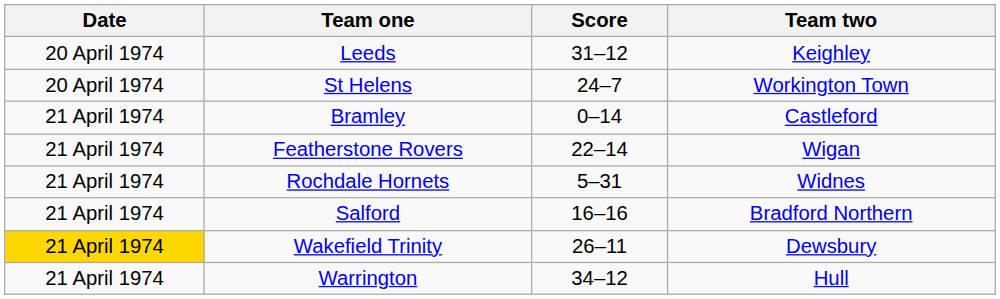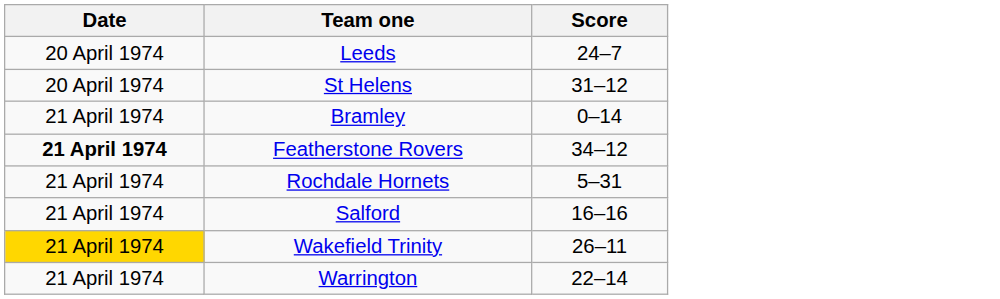- column: (831, 20)
(600, 52) 31–12 -> (600, 52) 24–7
(600, 85) 24–7 -> (600, 85) 31–12
(105, 149) normal -> (105, 149) bold
(600, 149) 22–14 -> (600, 149) 34–12
(600, 278) 34–12 -> (600, 278) 22–14
